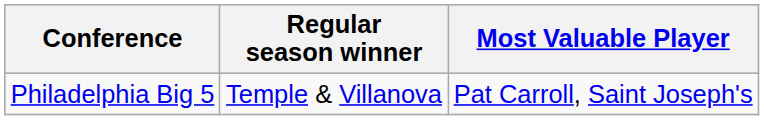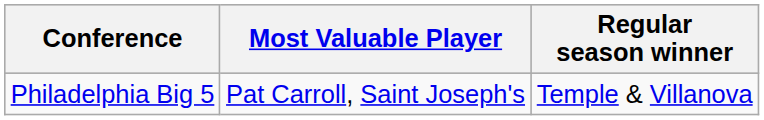columns swapped: (334, 38) <-> (603, 38)
